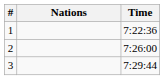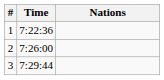columns swapped: (69, 13) <-> (140, 13)
